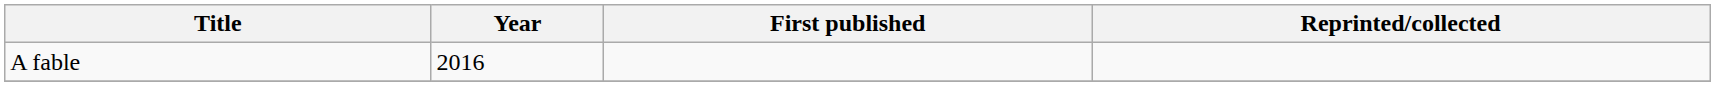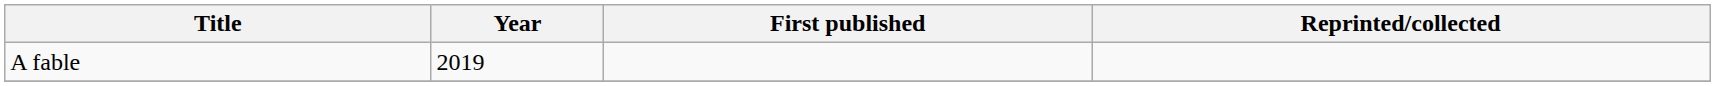(460, 61) 2016 -> (460, 61) 2019
